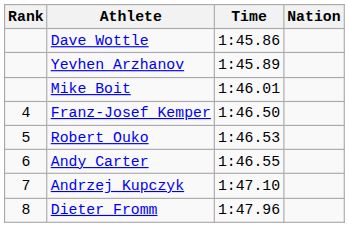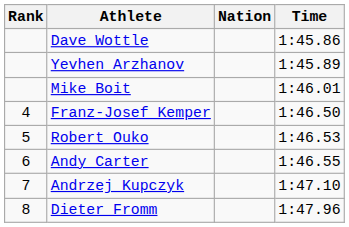columns swapped: (314, 17) <-> (249, 17)
